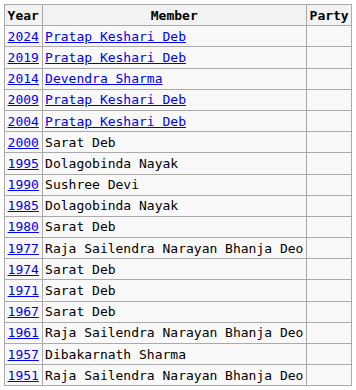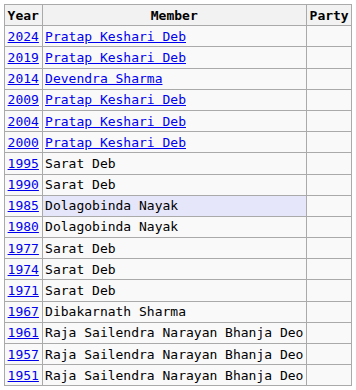(80, 142) Sarat Deb -> (116, 142) Pratap Keshari Deb
(112, 163) Dolagobinda Nayak -> (80, 163) Sarat Deb
(92, 185) Sushree Devi -> (80, 185) Sarat Deb
(112, 206) no background -> (112, 206) lavender background
(80, 227) Sarat Deb -> (112, 227) Dolagobinda Nayak
(174, 248) Raja Sailendra Narayan Bhanja Deo -> (80, 248) Sarat Deb
(80, 312) Sarat Deb -> (116, 312) Dibakarnath Sharma
(116, 354) Dibakarnath Sharma -> (174, 354) Raja Sailendra Narayan Bhanja Deo
